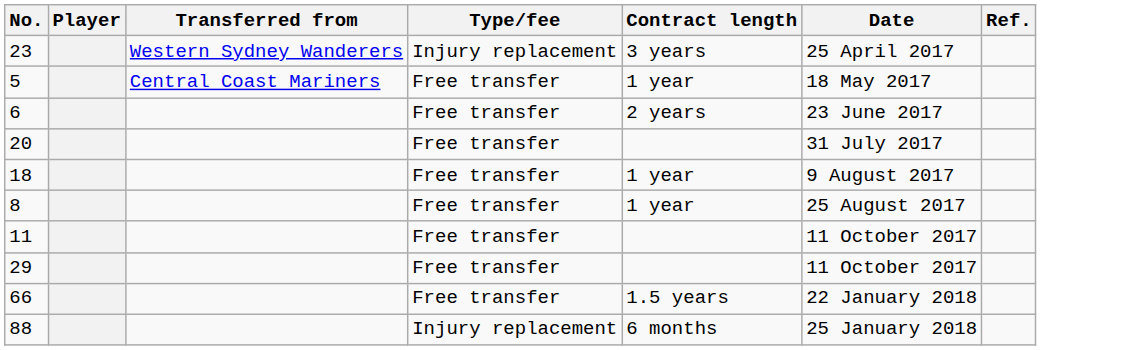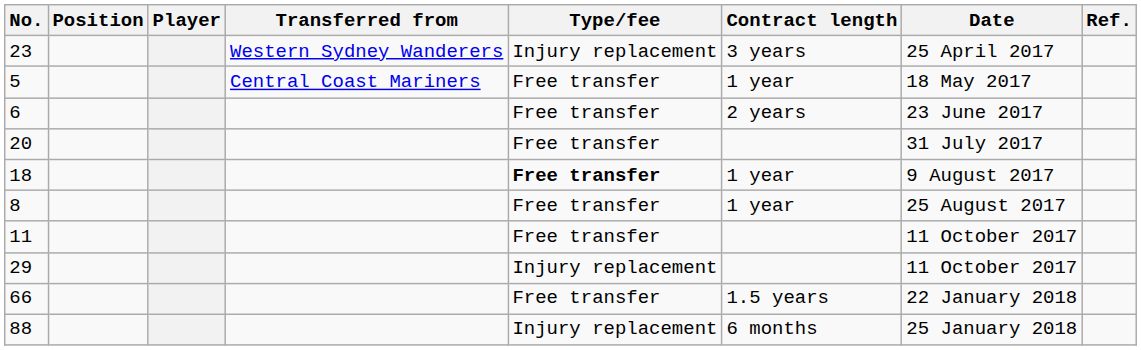+ column: (98, 20)
(486, 175) normal -> (586, 175) bold
(486, 268) Free transfer -> (615, 268) Injury replacement
